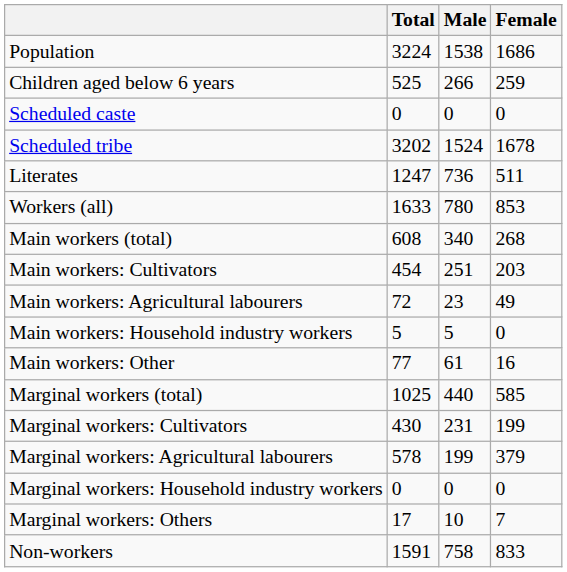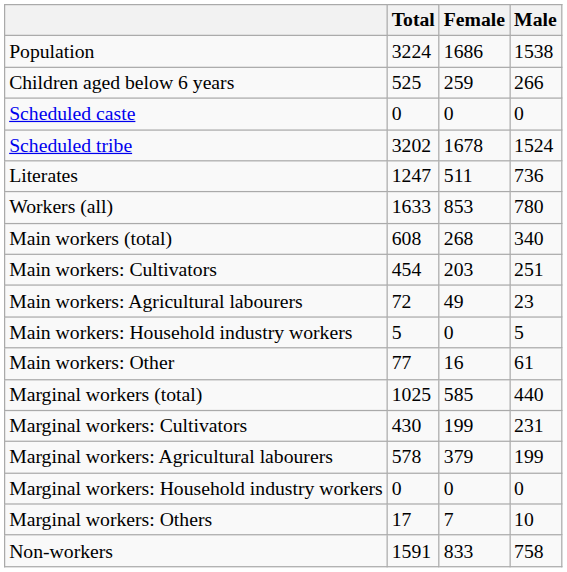columns swapped: (465, 20) <-> (526, 20)
